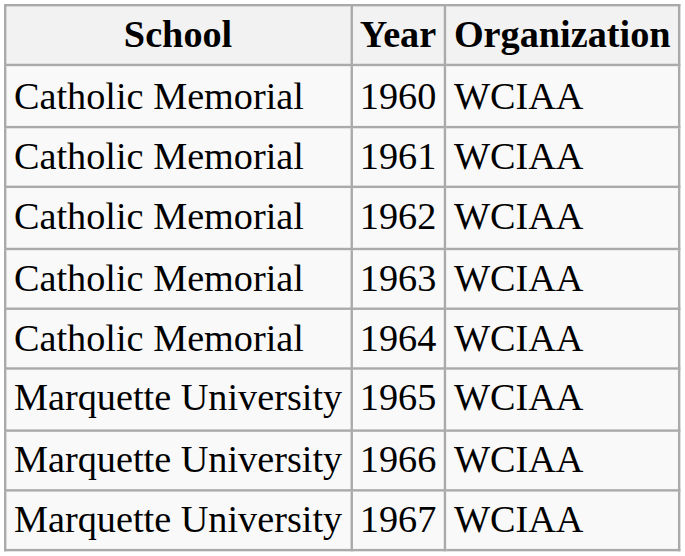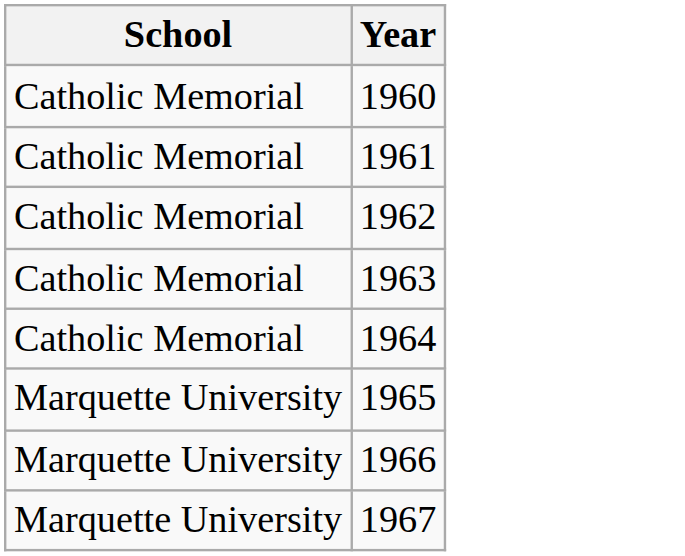- column: (562, 34)
